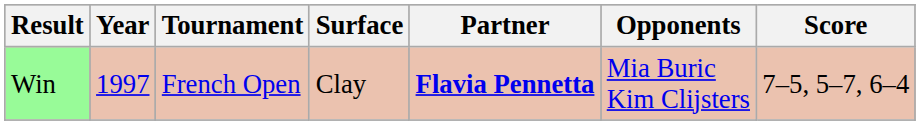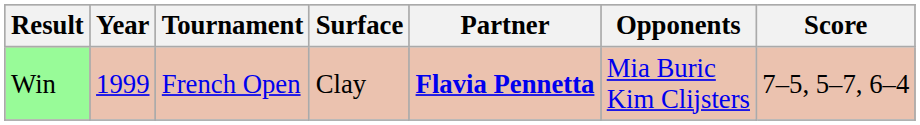(123, 83) 1997 -> (123, 83) 1999
